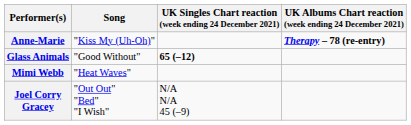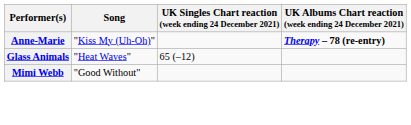(107, 56) "Good Without" -> (102, 56) "Heat Waves"
(177, 56) bold -> (177, 56) normal
(102, 72) "Heat Waves" -> (107, 72) "Good Without"
- row: (38, 100)
